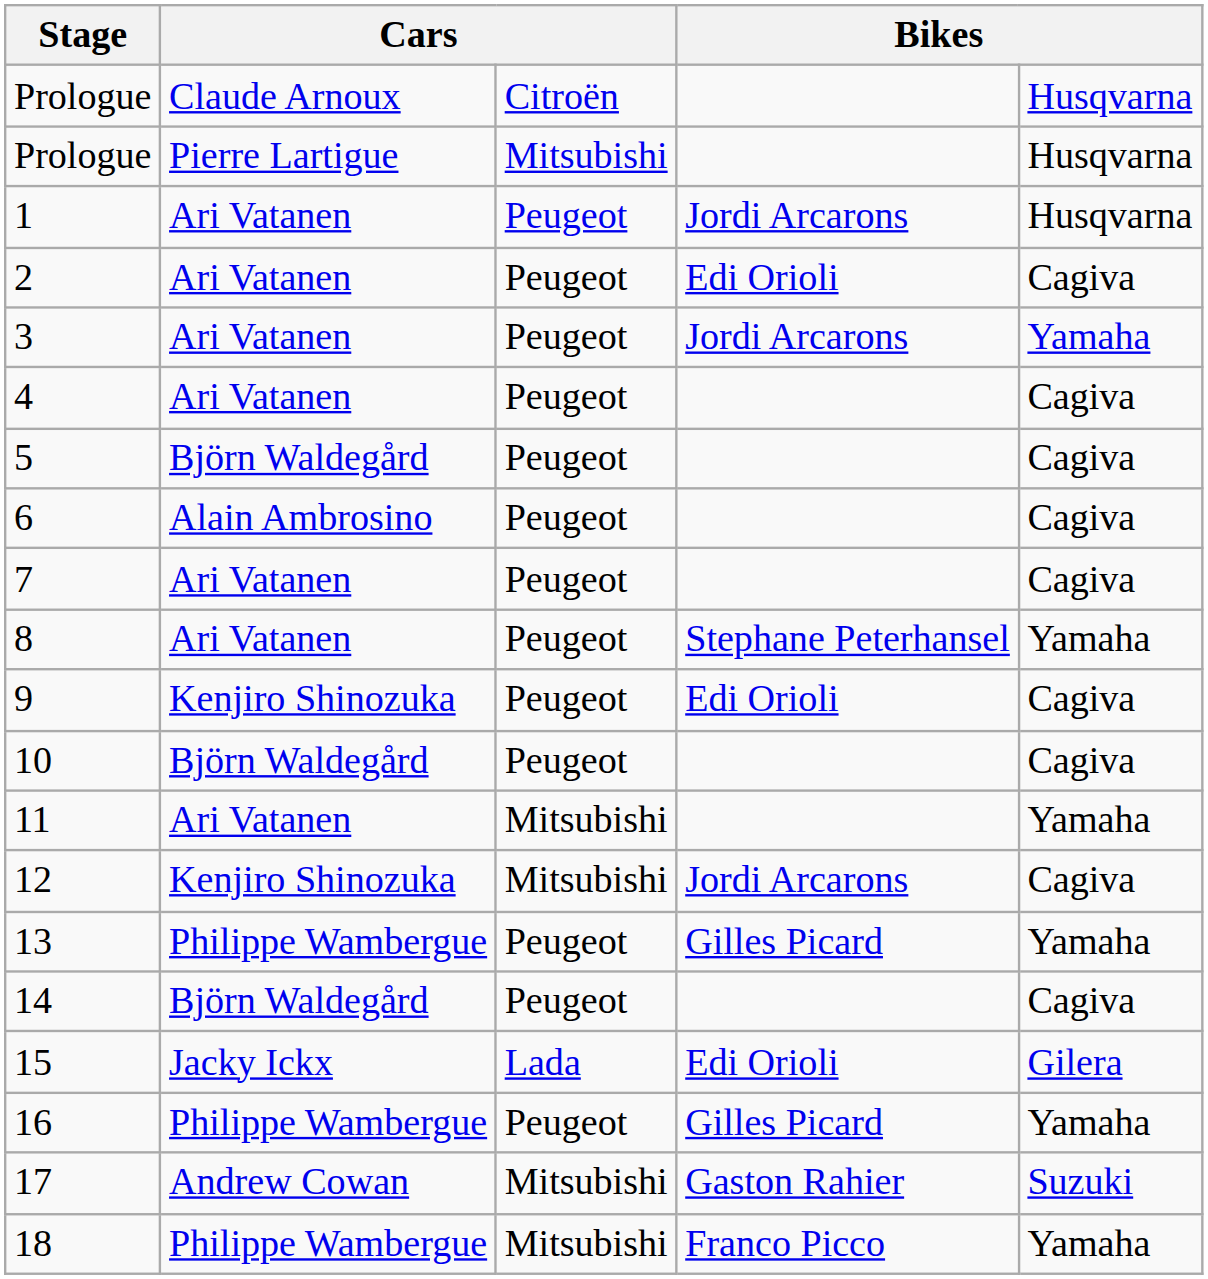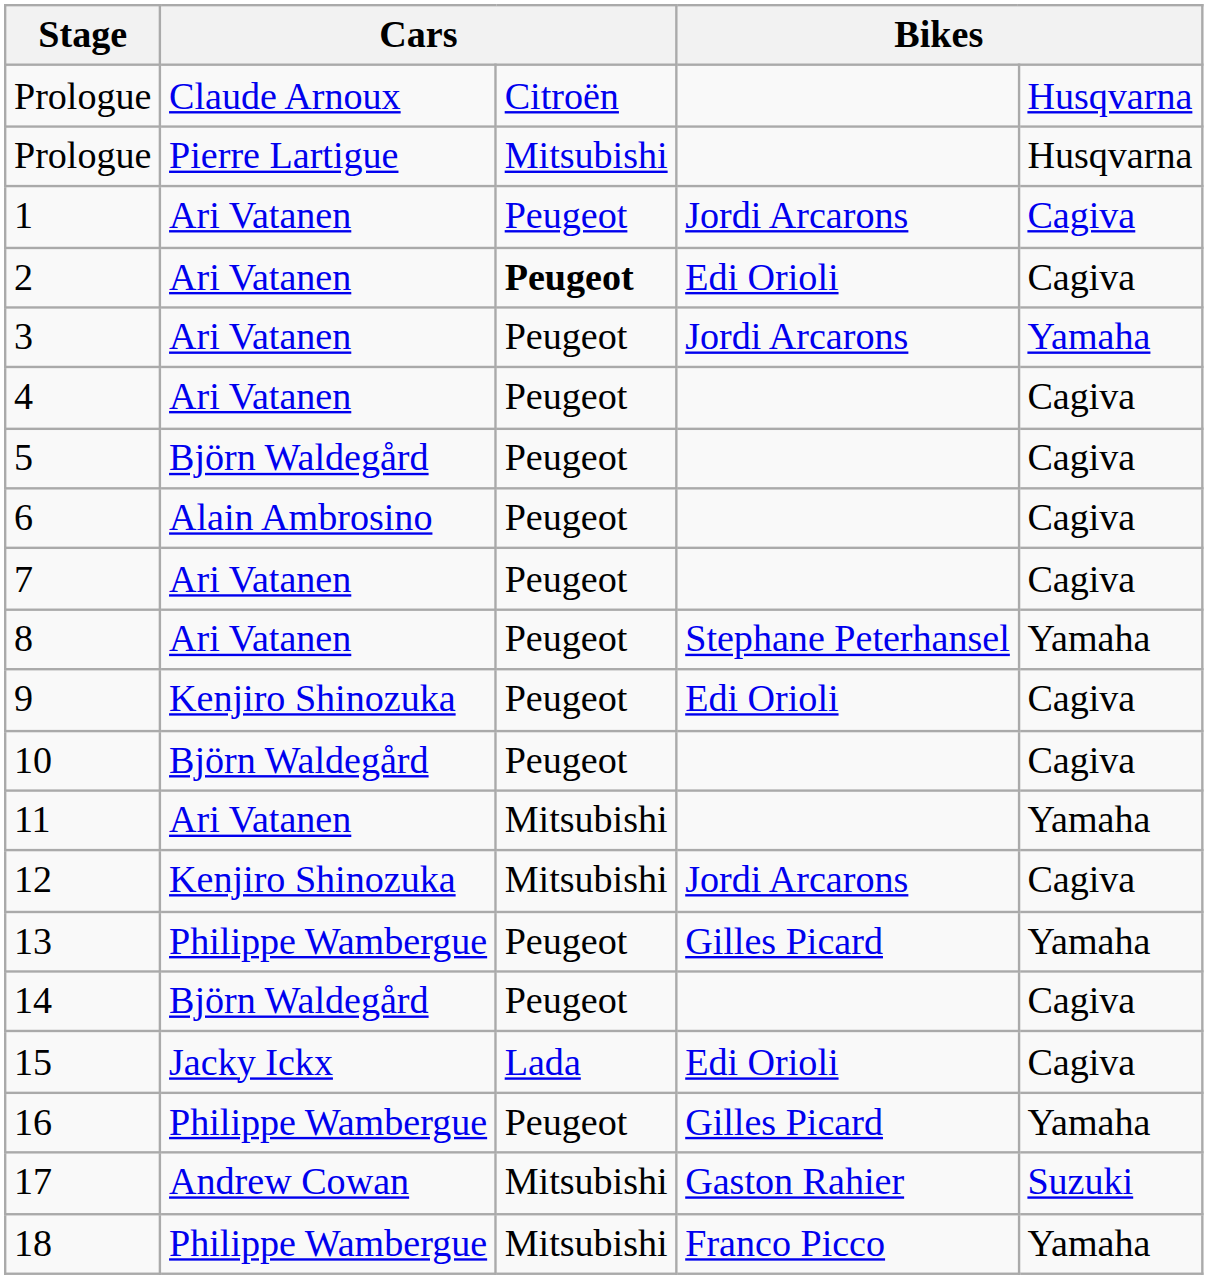(1110, 215) Husqvarna -> (1081, 215) Cagiva
(566, 276) normal -> (569, 276) bold
(1075, 1061) Gilera -> (1081, 1061) Cagiva
